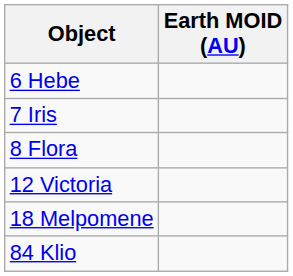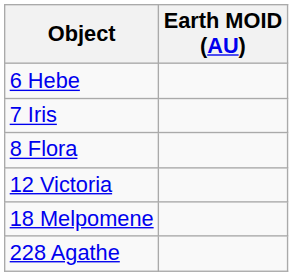- row: (43, 253)
+ row: (65, 253)
